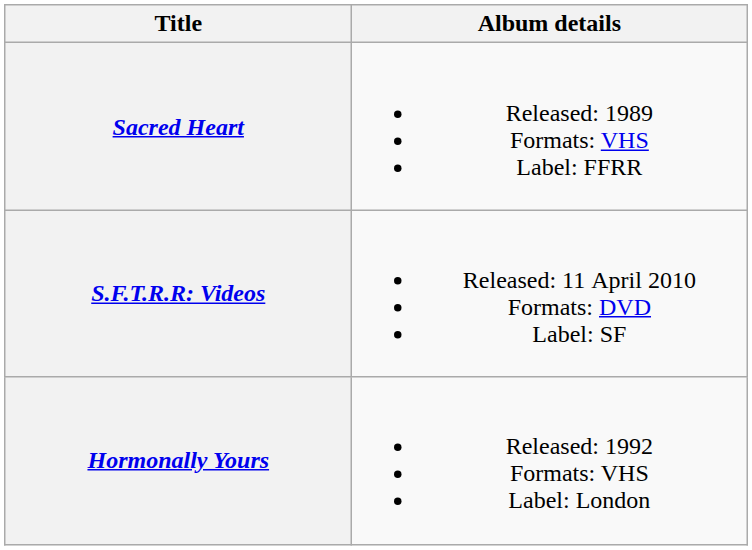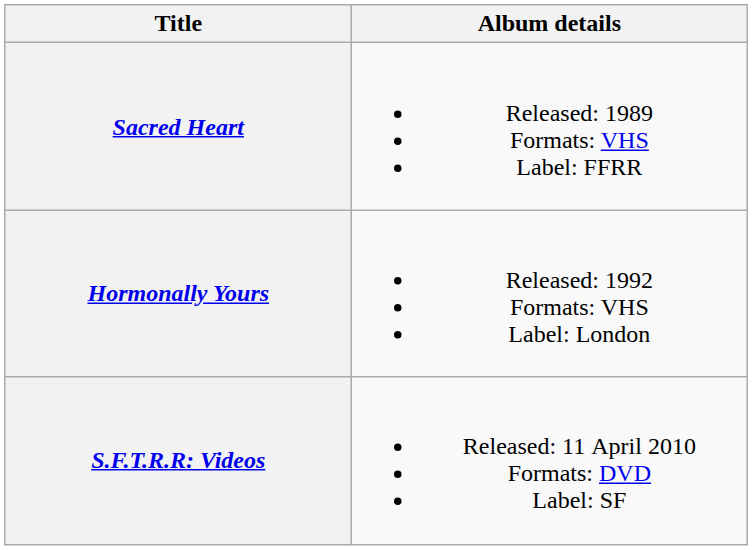rows swapped: (178, 460) <-> (178, 293)
